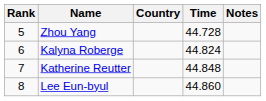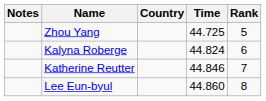columns swapped: (21, 13) <-> (242, 13)
(203, 31) 44.728 -> (207, 31) 44.725
(203, 68) 44.848 -> (207, 68) 44.846
